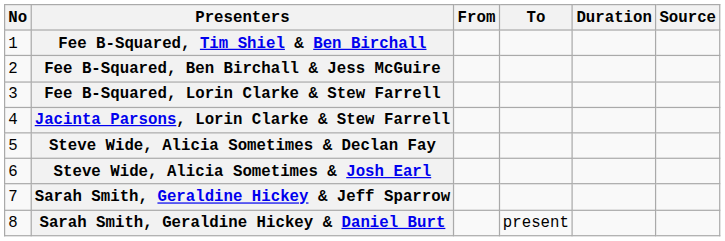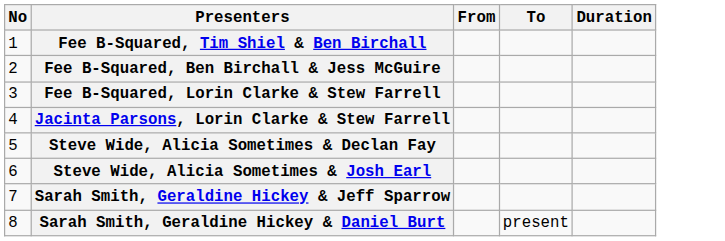- column: (688, 17)
